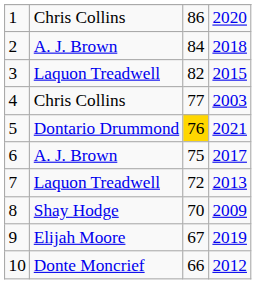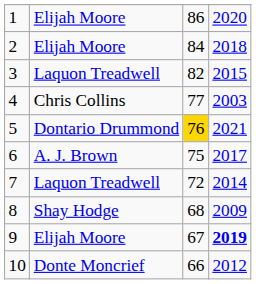(80, 18) Chris Collins -> (80, 18) Elijah Moore
(76, 45) A. J. Brown -> (80, 45) Elijah Moore
(230, 182) 2013 -> (230, 182) 2014
(196, 210) 70 -> (196, 210) 68
(230, 237) normal -> (230, 237) bold
